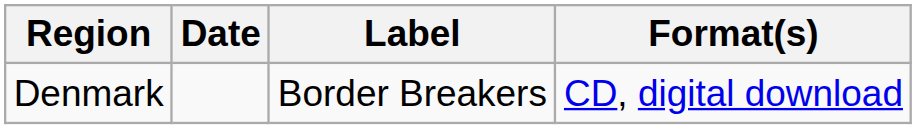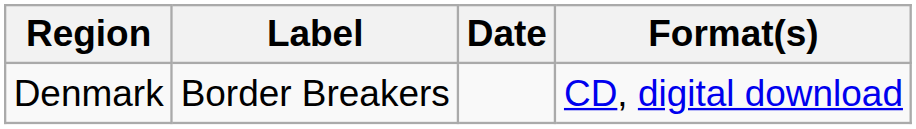columns swapped: (221, 33) <-> (412, 33)
